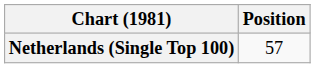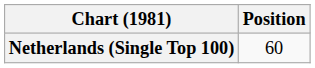(274, 47) 57 -> (274, 47) 60
